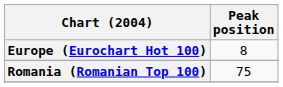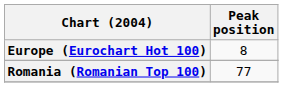(244, 71) 75 -> (244, 71) 77
